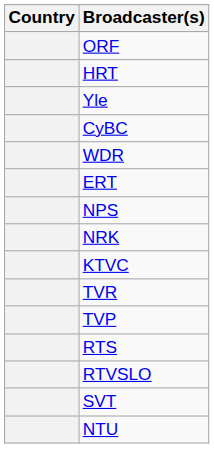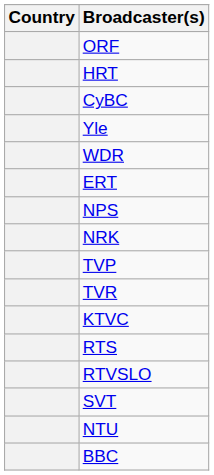rows swapped: (105, 127) <-> (95, 100)
rows swapped: (100, 319) <-> (106, 264)
+ row: (100, 456)
